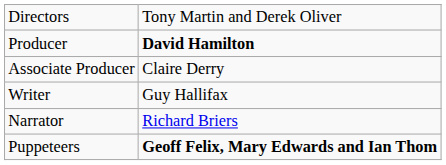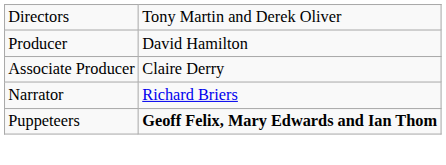(198, 43) bold -> (195, 43) normal
- row: (29, 95)
